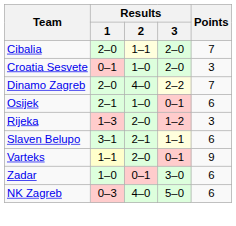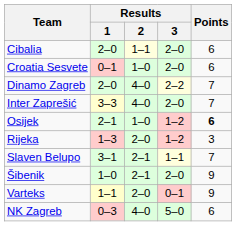(211, 49) 7 -> (211, 49) 6
(211, 67) 3 -> (211, 67) 6
+ row: (42, 103)
(175, 103) 0–1 -> (175, 121) 1–2
(211, 103) normal -> (211, 121) bold
(211, 139) 6 -> (211, 157) 7
+ row: (26, 175)
- row: (22, 175)
